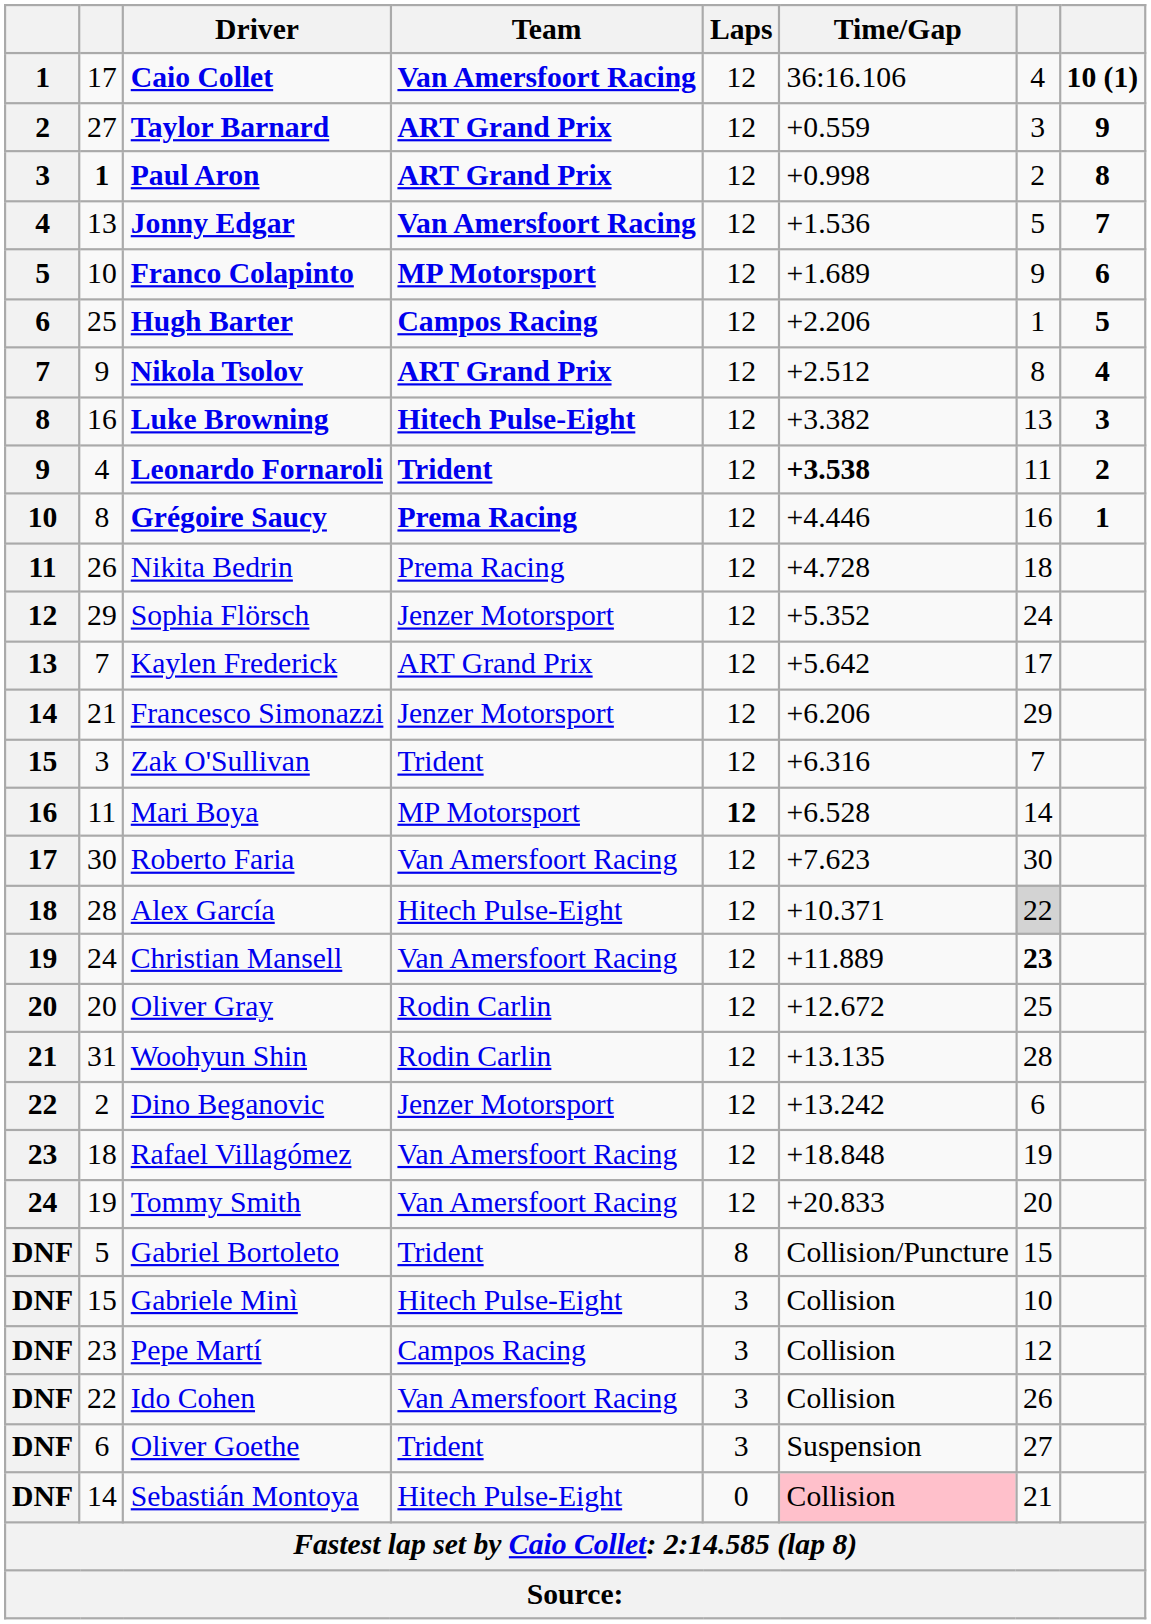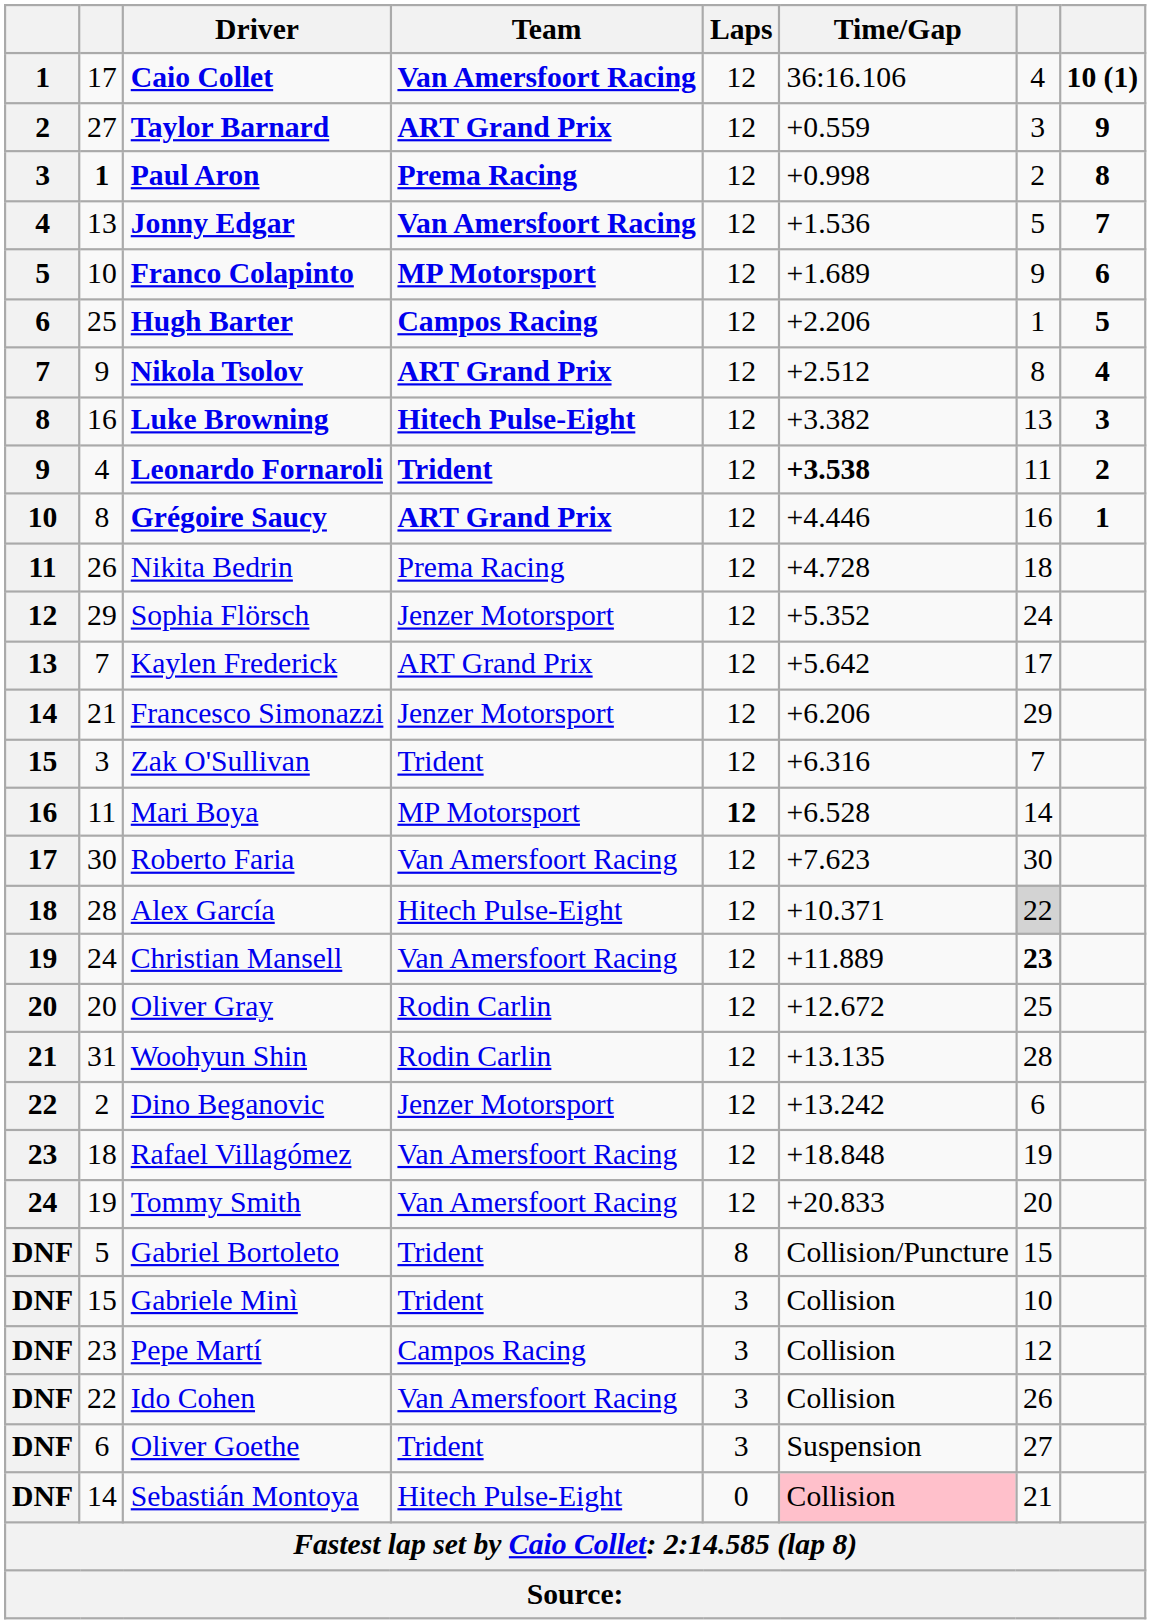(504, 175) ART Grand Prix -> (487, 175) Prema Racing
(487, 517) Prema Racing -> (504, 517) ART Grand Prix
(510, 1300) Hitech Pulse-Eight -> (441, 1300) Trident
